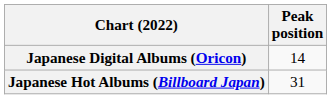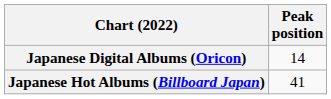(298, 81) 31 -> (298, 81) 41
